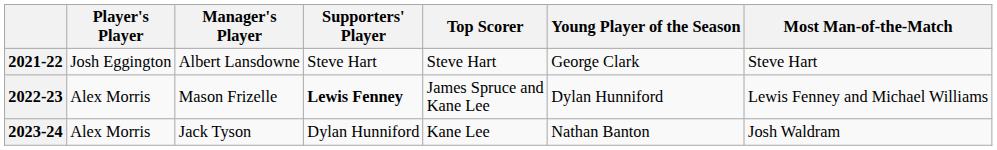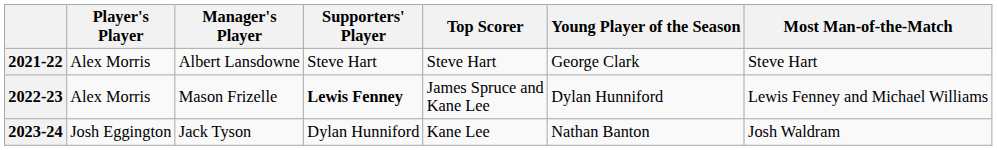(121, 61) Josh Eggington -> (110, 61) Alex Morris
(110, 131) Alex Morris -> (121, 131) Josh Eggington
